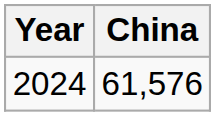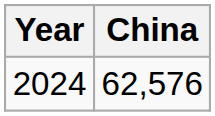(152, 83) 61,576 -> (152, 83) 62,576
